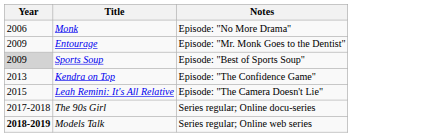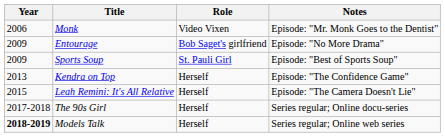+ column: (223, 12)
(235, 28) Episode: "No More Drama" -> (355, 28) Episode: "Mr. Monk Goes to the Dentist"
(262, 44) Episode: "Mr. Monk Goes to the Dentist" -> (328, 44) Episode: "No More Drama"
(17, 60) lightgrey background -> (17, 60) no background
